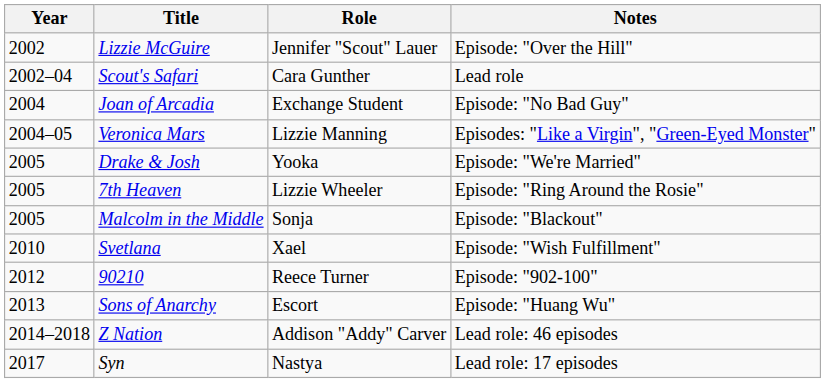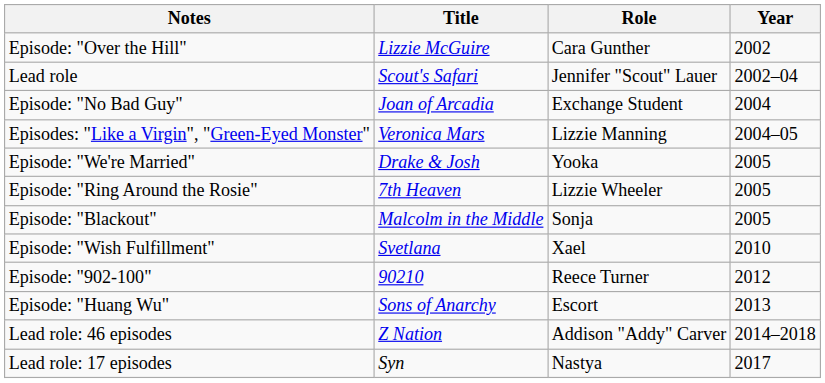columns swapped: (49, 18) <-> (635, 18)
(355, 47) Jennifer "Scout" Lauer -> (601, 47) Cara Gunther
(321, 76) Cara Gunther -> (634, 76) Jennifer "Scout" Lauer
